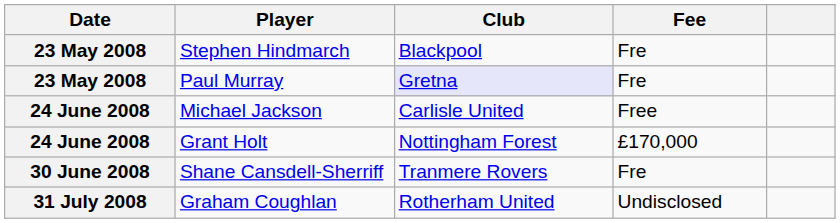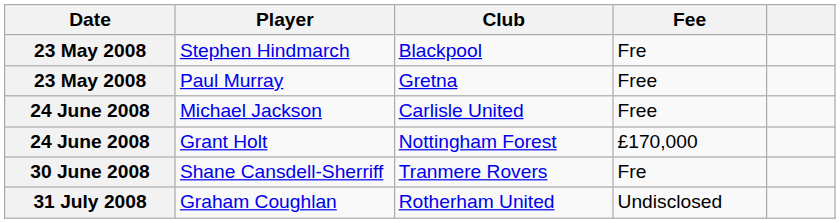(428, 80) lavender background -> (428, 80) no background
(632, 80) Fre -> (637, 80) Free
